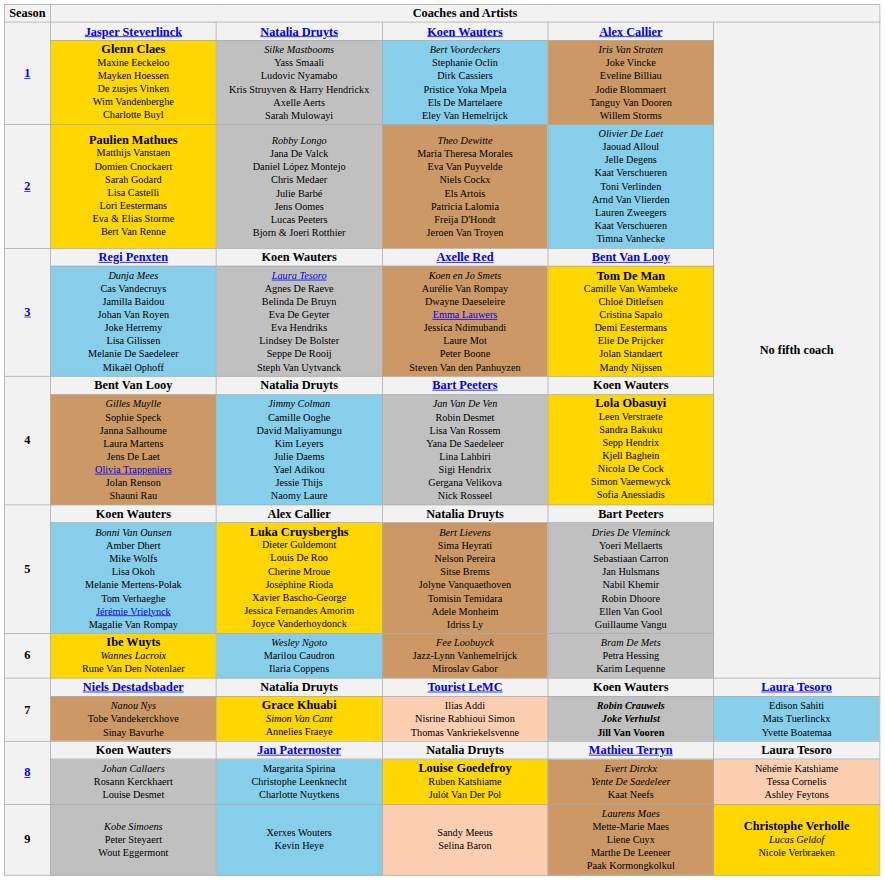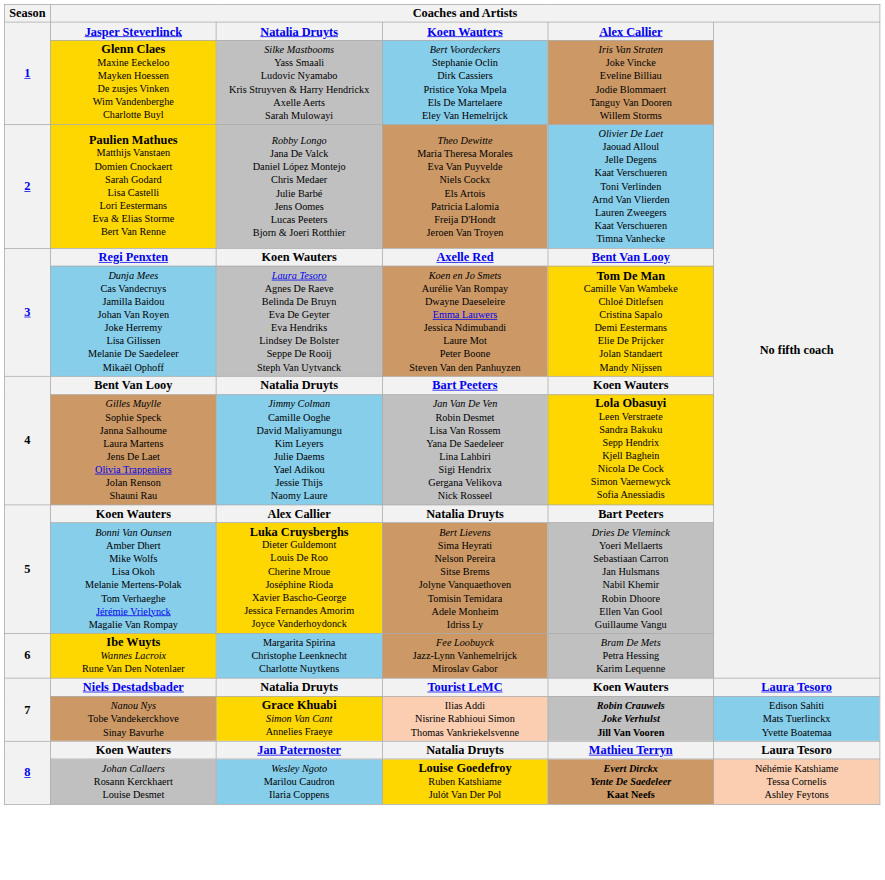(299, 656) Wesley Ngoto Marilou Caudron Ilaria Coppens -> (299, 656) Margarita Spirina Christophe Leenknecht Charlotte Nuytkens
(299, 782) Margarita Spirina Christophe Leenknecht Charlotte Nuytkens -> (299, 782) Wesley Ngoto Marilou Caudron Ilaria Coppens
(631, 782) normal -> (631, 781) bold
- row: (27, 839)
